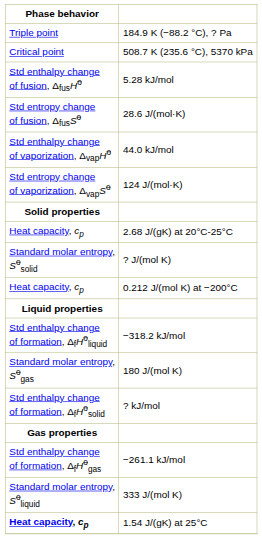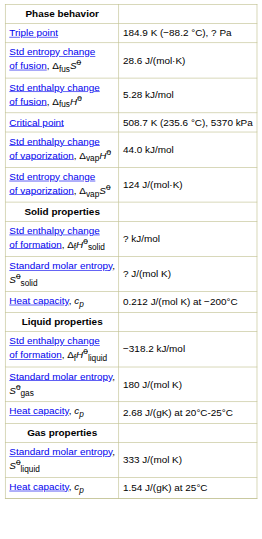rows swapped: (188, 52) <-> (154, 114)
rows swapped: (142, 405) <-> (178, 232)
- row: (154, 460)
(49, 523) bold -> (47, 488) normal
